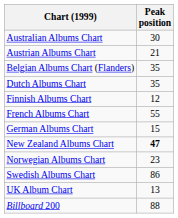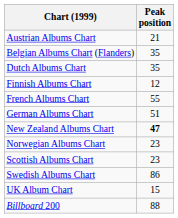- row: (55, 38)
(155, 129) 15 -> (155, 114) 51
+ row: (50, 159)
(155, 190) 13 -> (155, 190) 15
